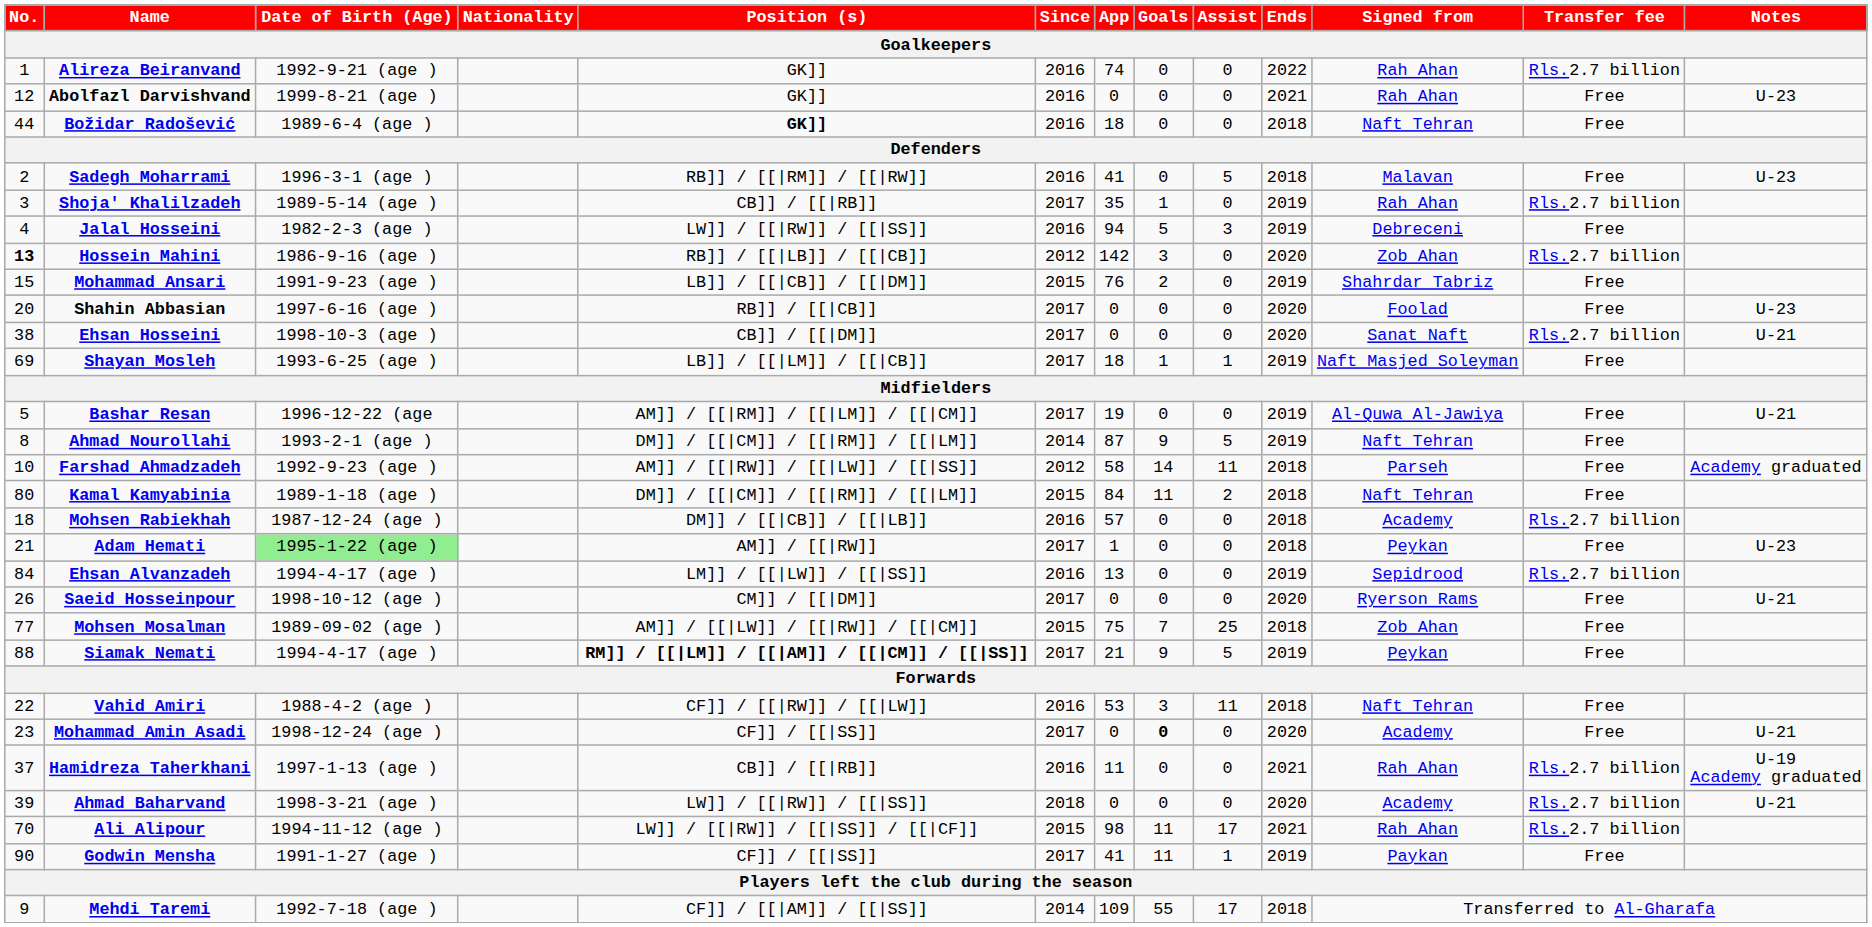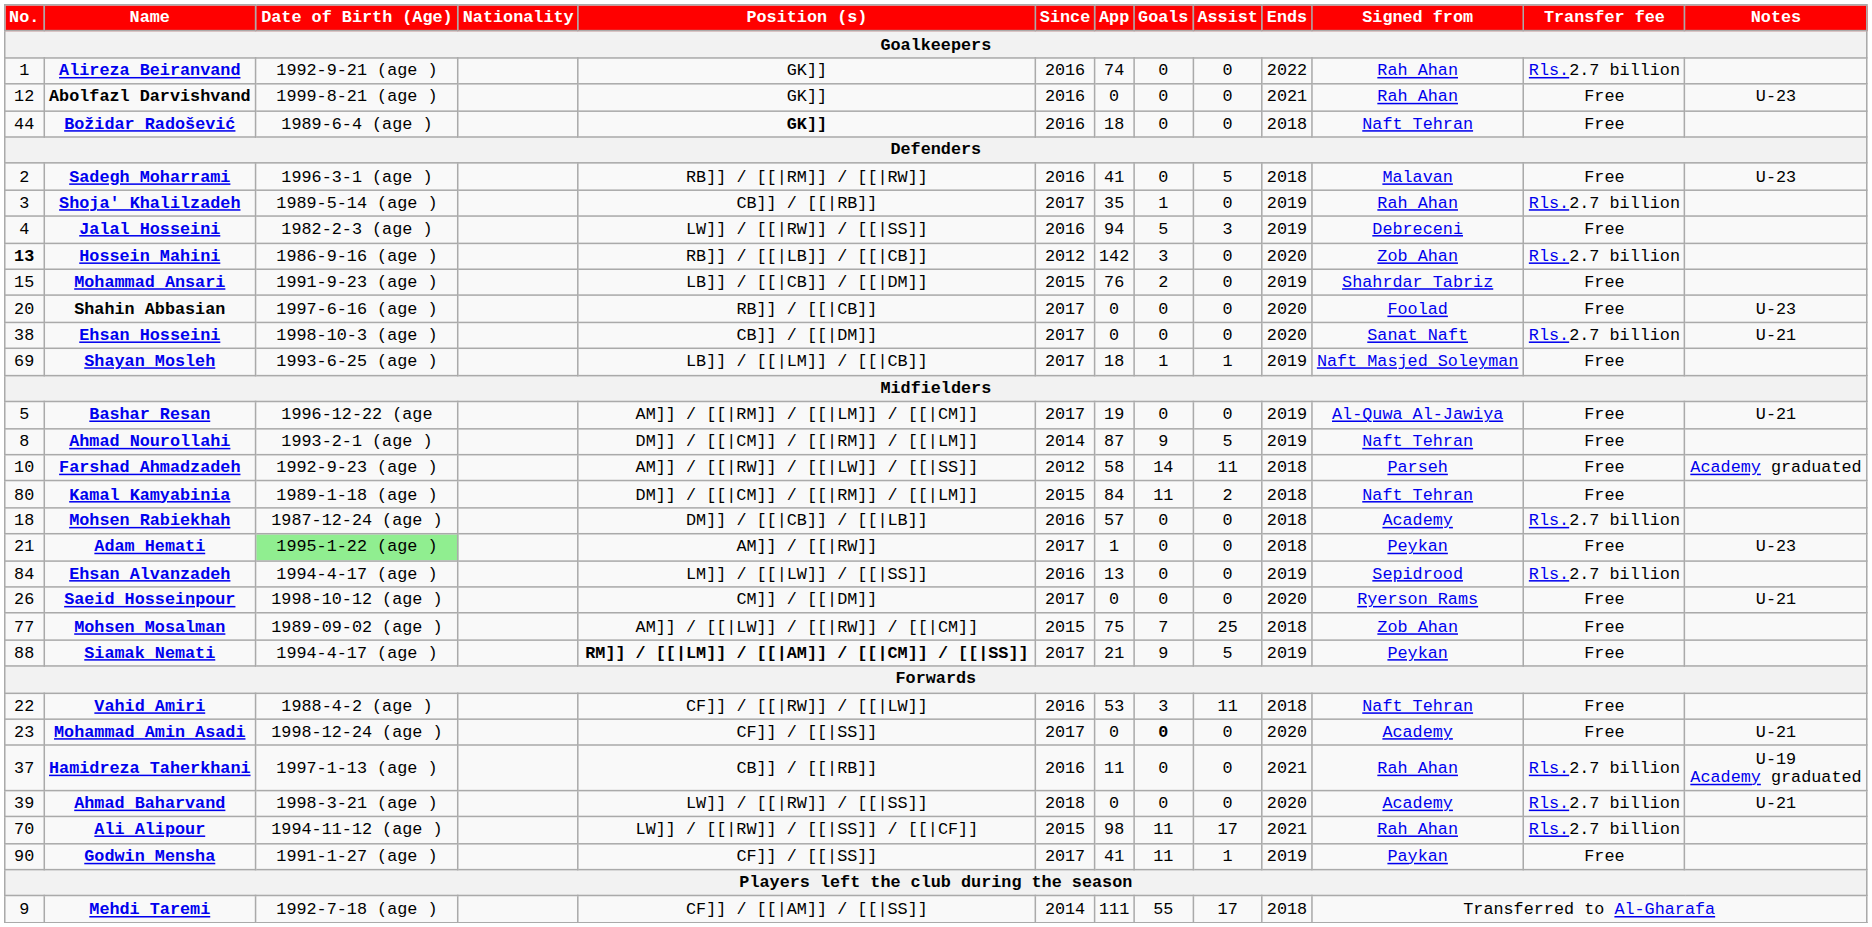(1114, 909) 109 -> (1114, 909) 111
